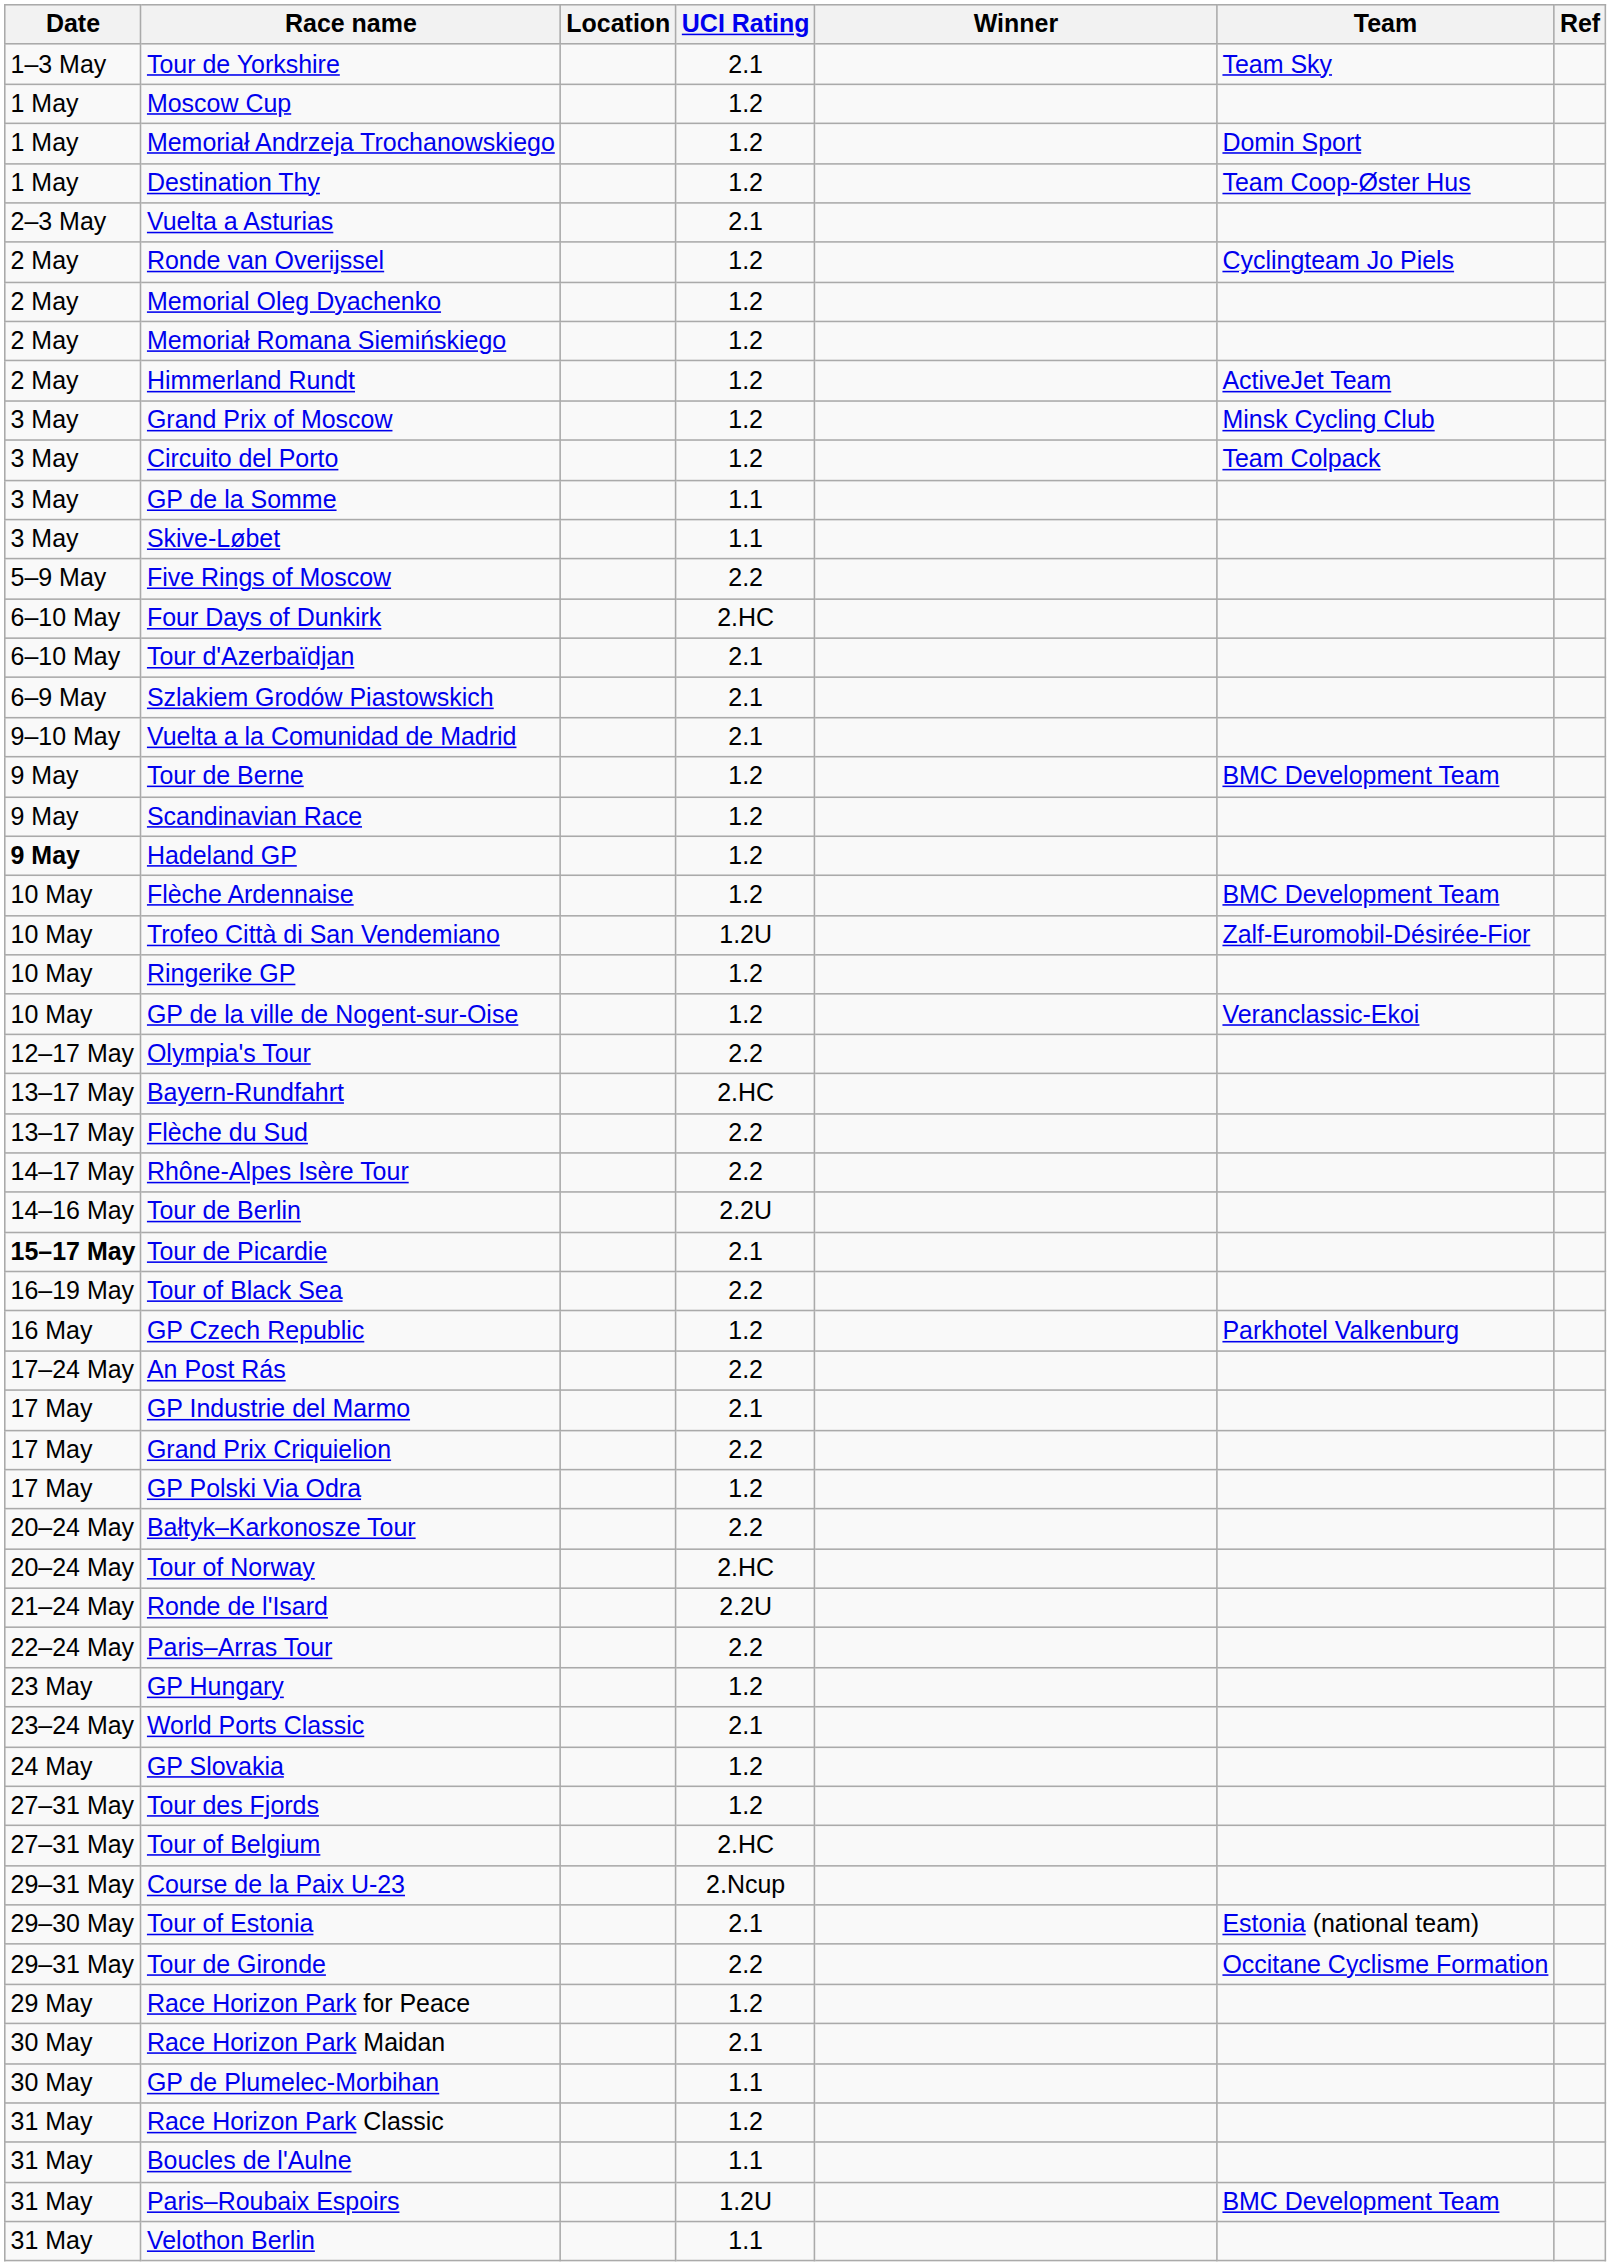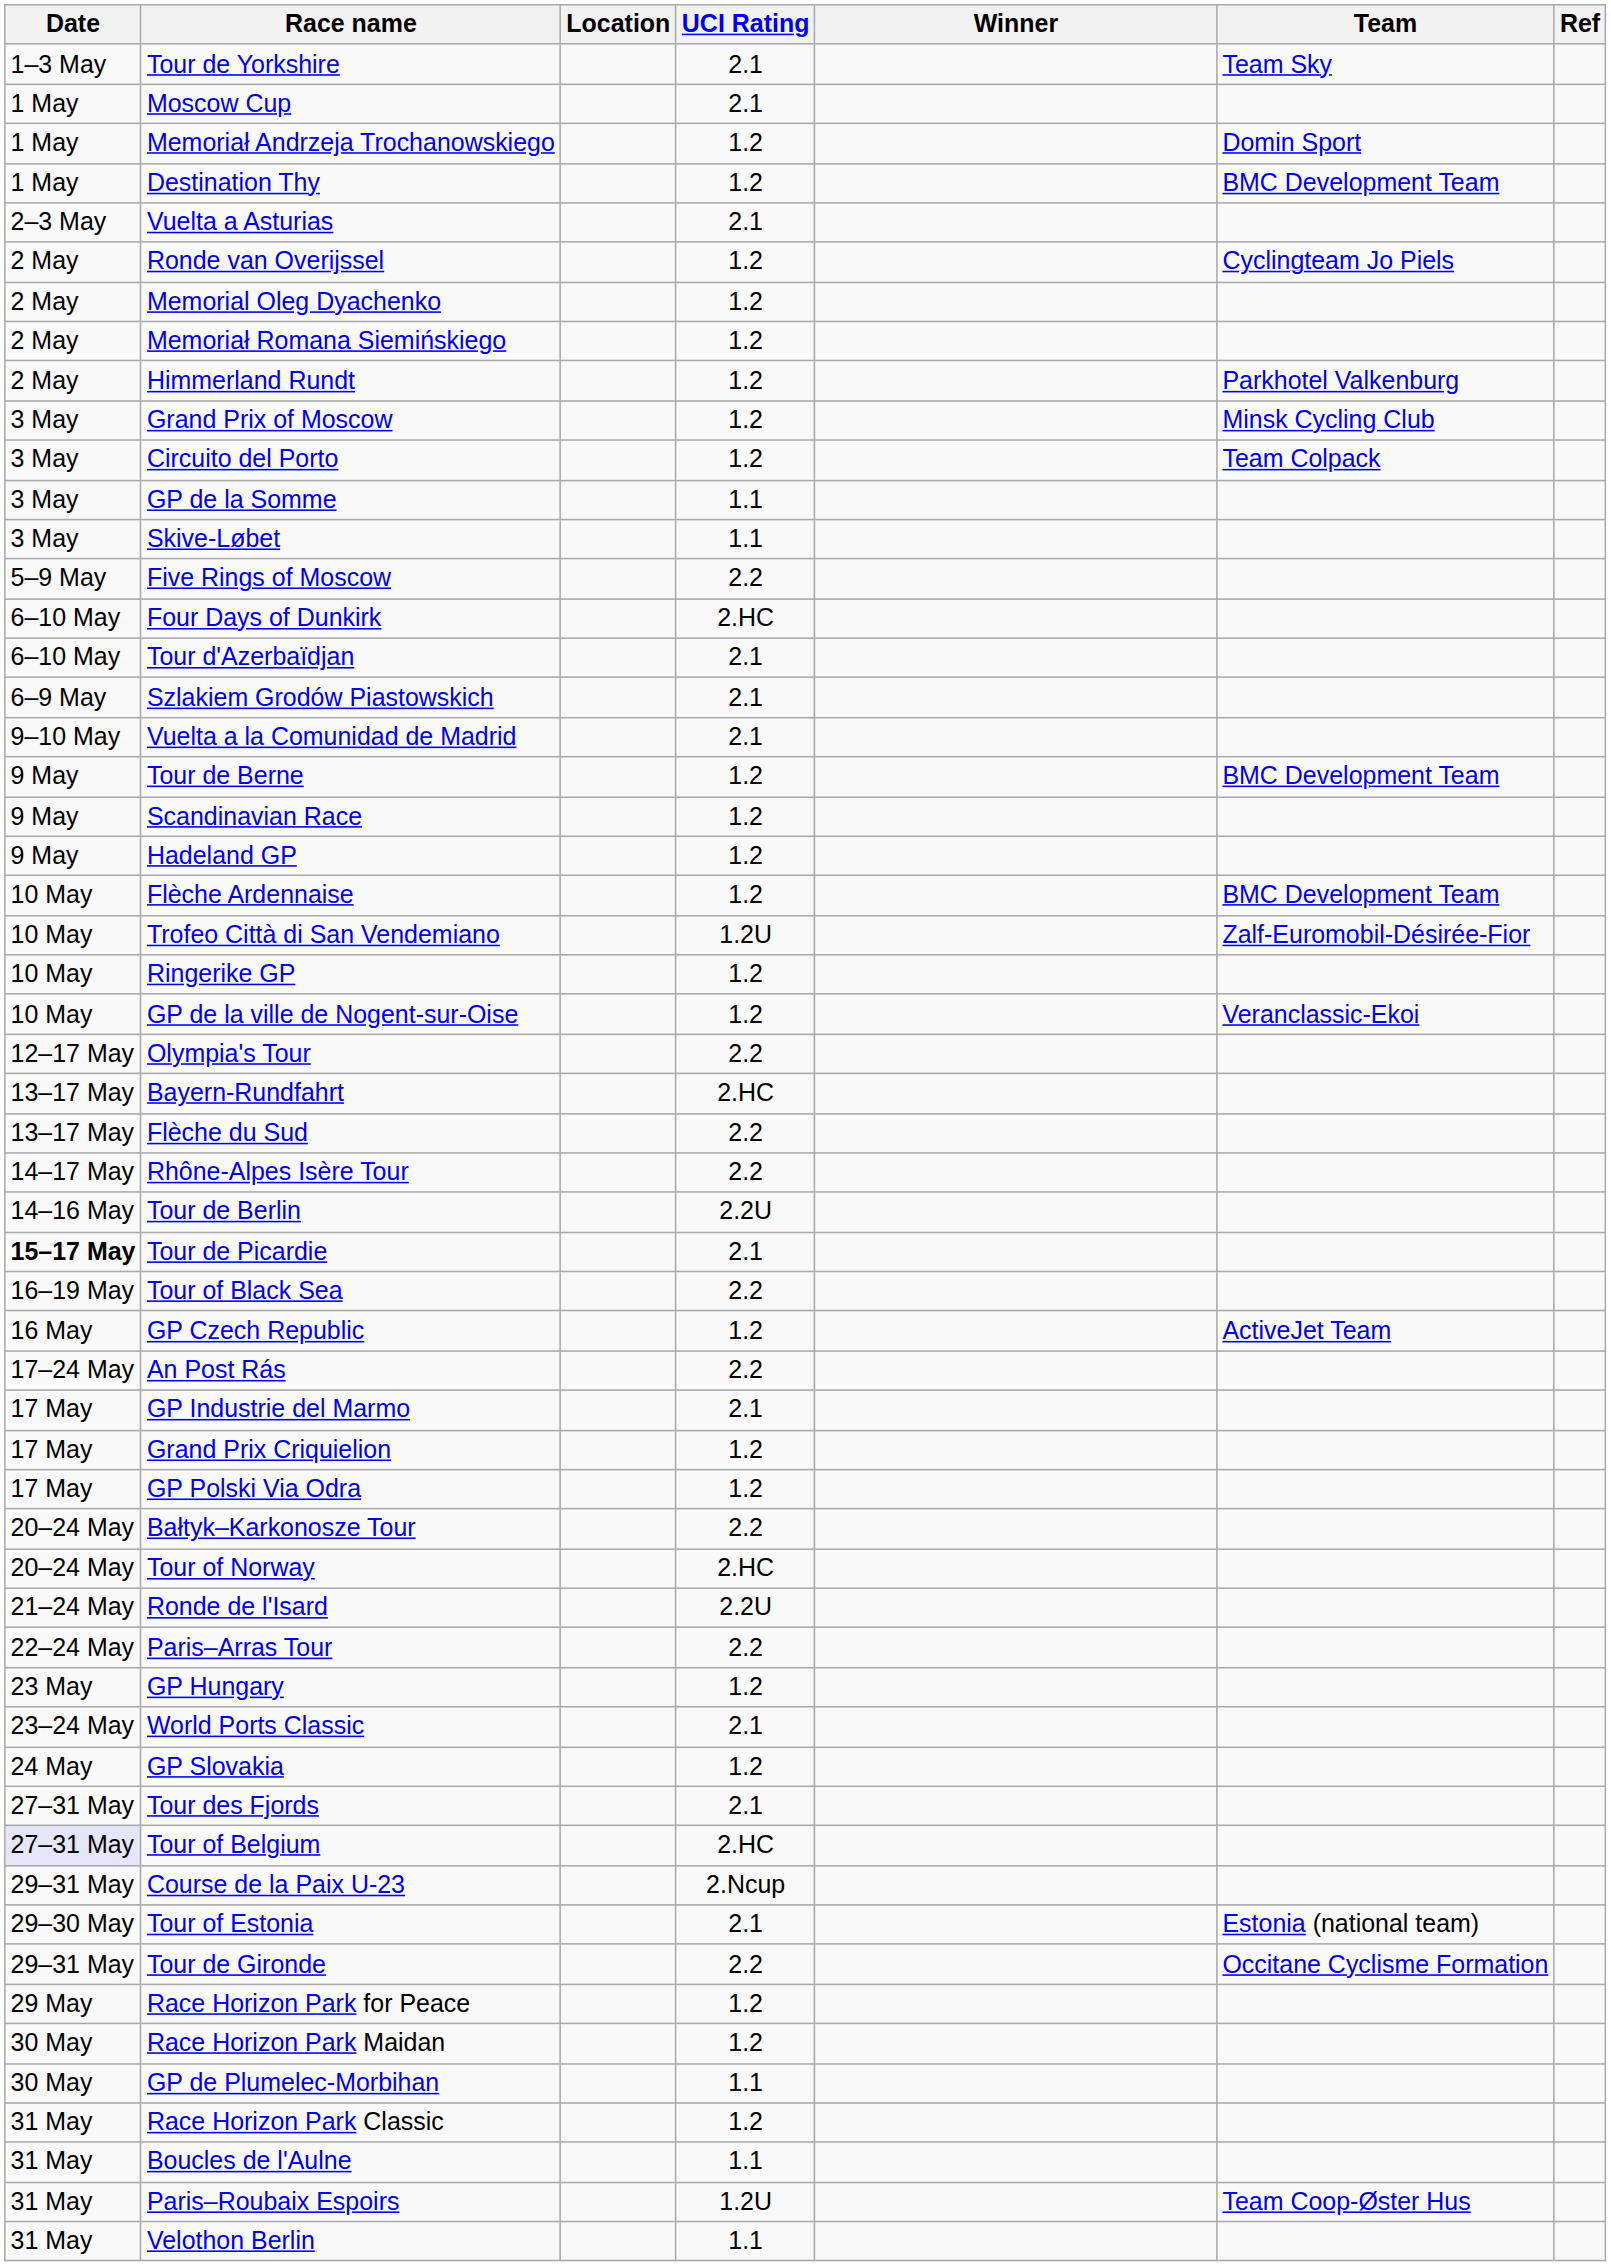(746, 103) 1.2 -> (746, 103) 2.1
(1347, 182) Team Coop-Øster Hus -> (1361, 182) BMC Development Team
(1307, 380) ActiveJet Team -> (1341, 380) Parkhotel Valkenburg
(45, 855) bold -> (45, 855) normal
(1341, 1330) Parkhotel Valkenburg -> (1307, 1330) ActiveJet Team
(746, 1449) 2.2 -> (746, 1449) 1.2
(746, 1805) 1.2 -> (746, 1805) 2.1
(72, 1845) no background -> (72, 1845) lavender background
(746, 2043) 2.1 -> (746, 2043) 1.2
(1361, 2201) BMC Development Team -> (1347, 2201) Team Coop-Øster Hus
